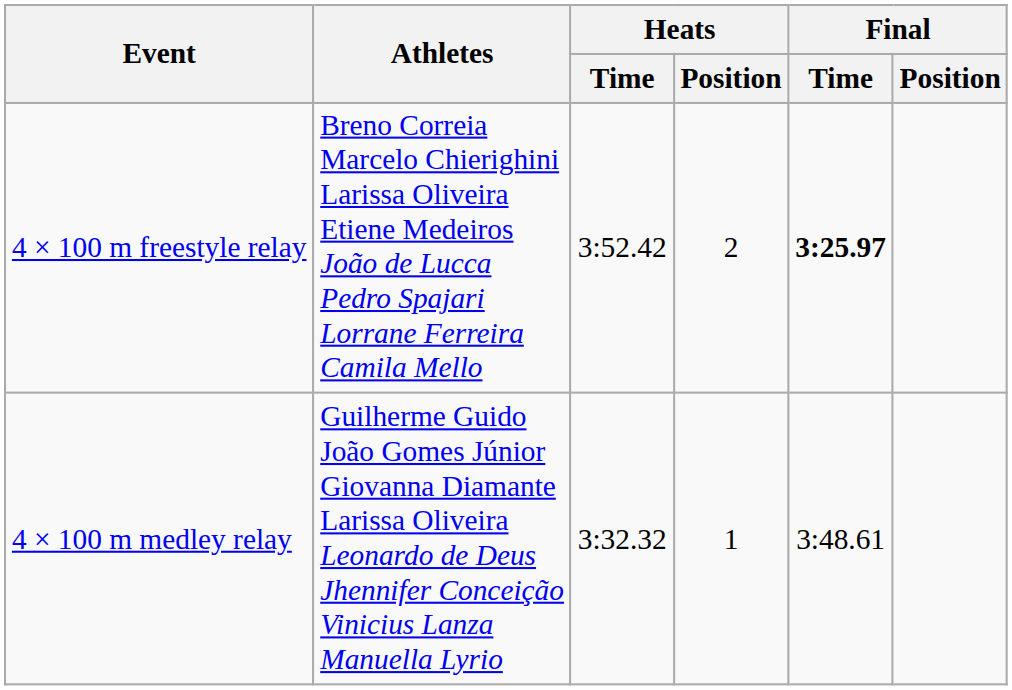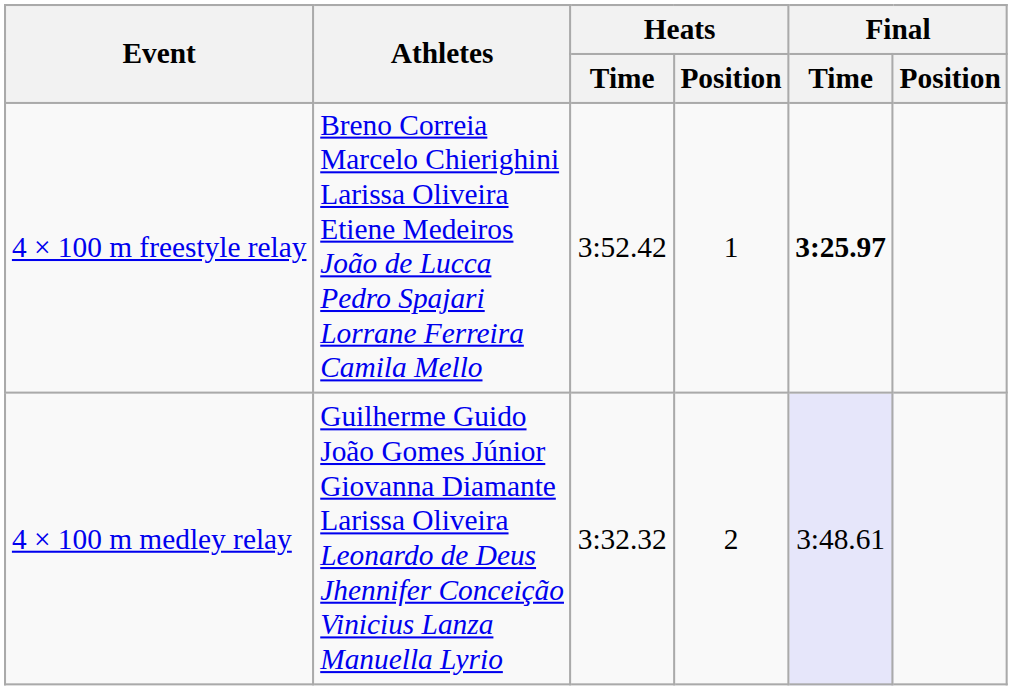(731, 247) 2 -> (731, 247) 1
(731, 538) 1 -> (731, 538) 2
(841, 538) no background -> (841, 538) lavender background
